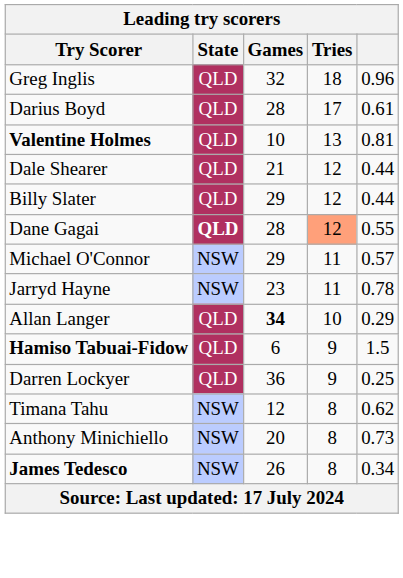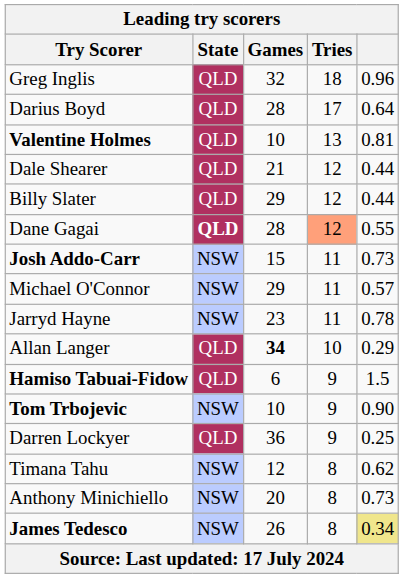(378, 109) 0.61 -> (378, 109) 0.64
+ row: (75, 259)
+ row: (68, 408)
(378, 468) no background -> (378, 528) khaki background
